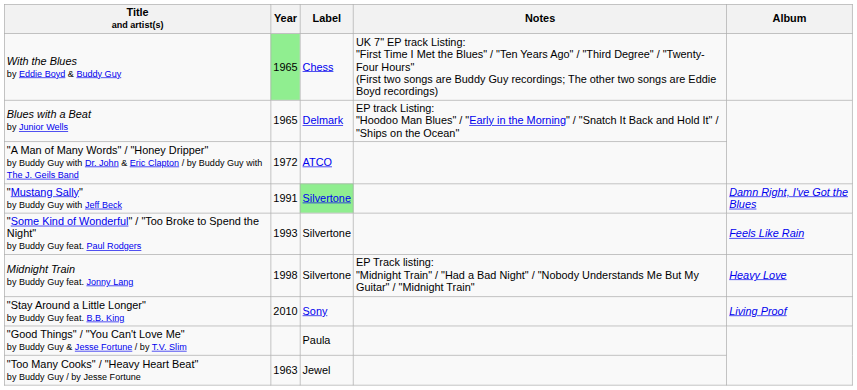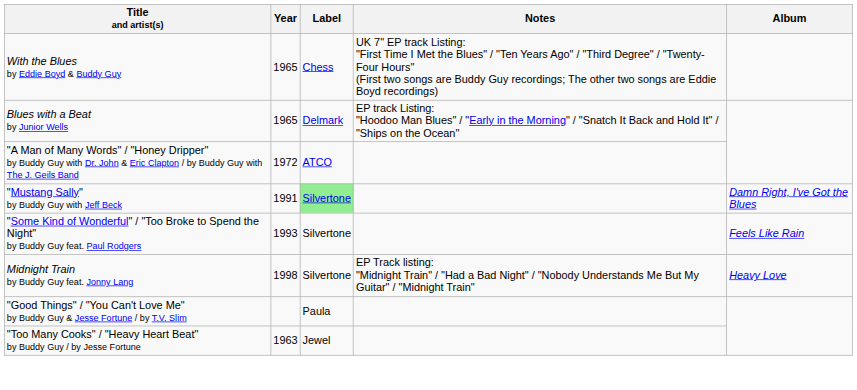(285, 67) lightgreen background -> (285, 67) no background
- row: (76, 311)
